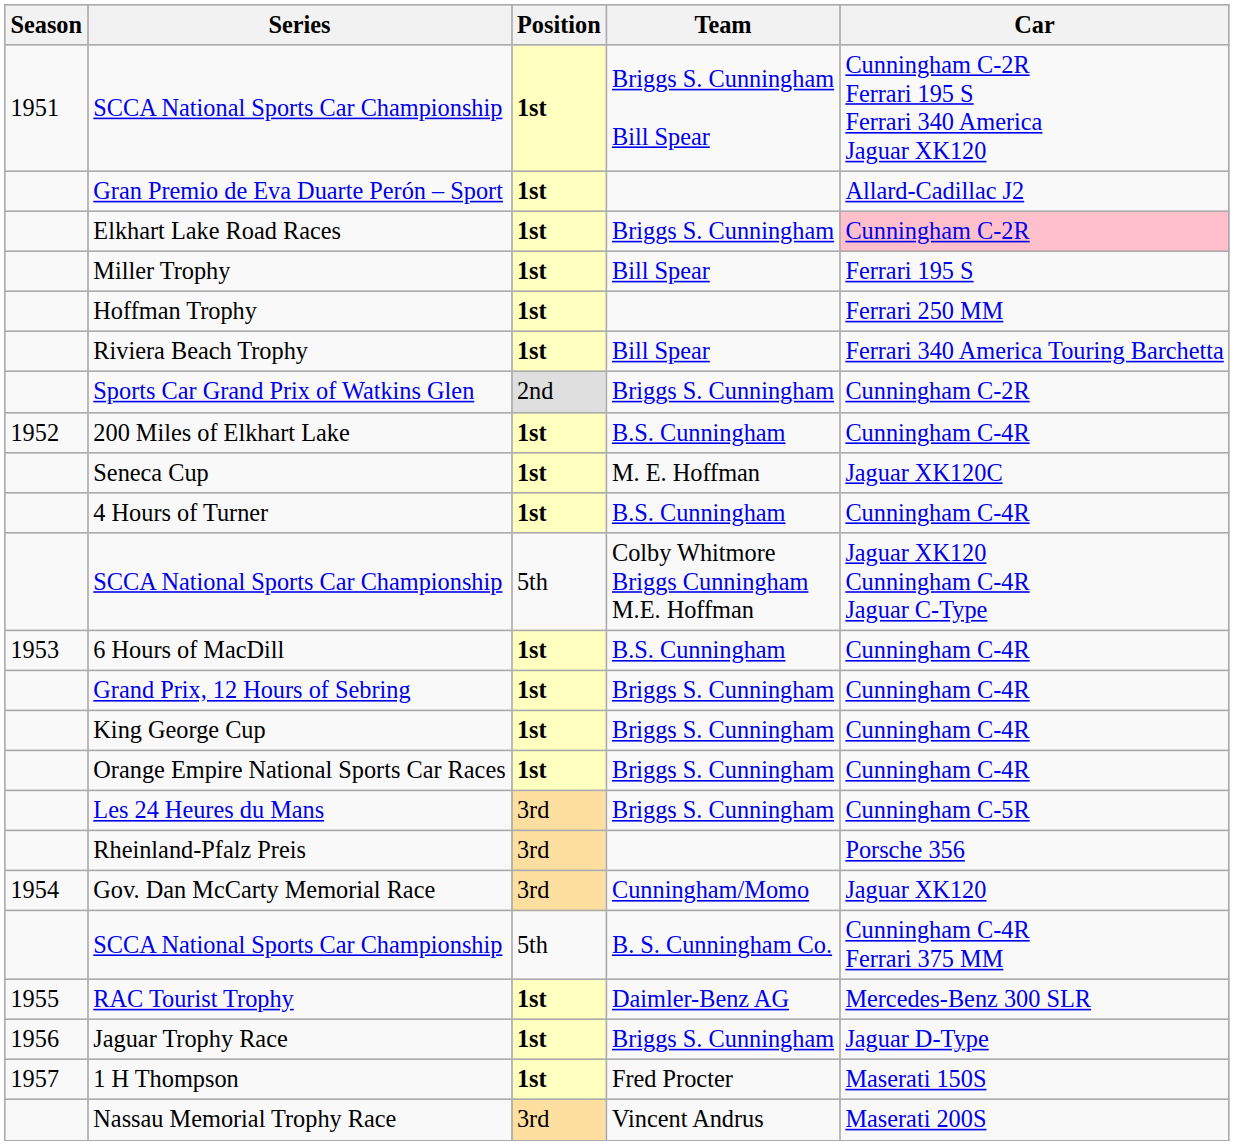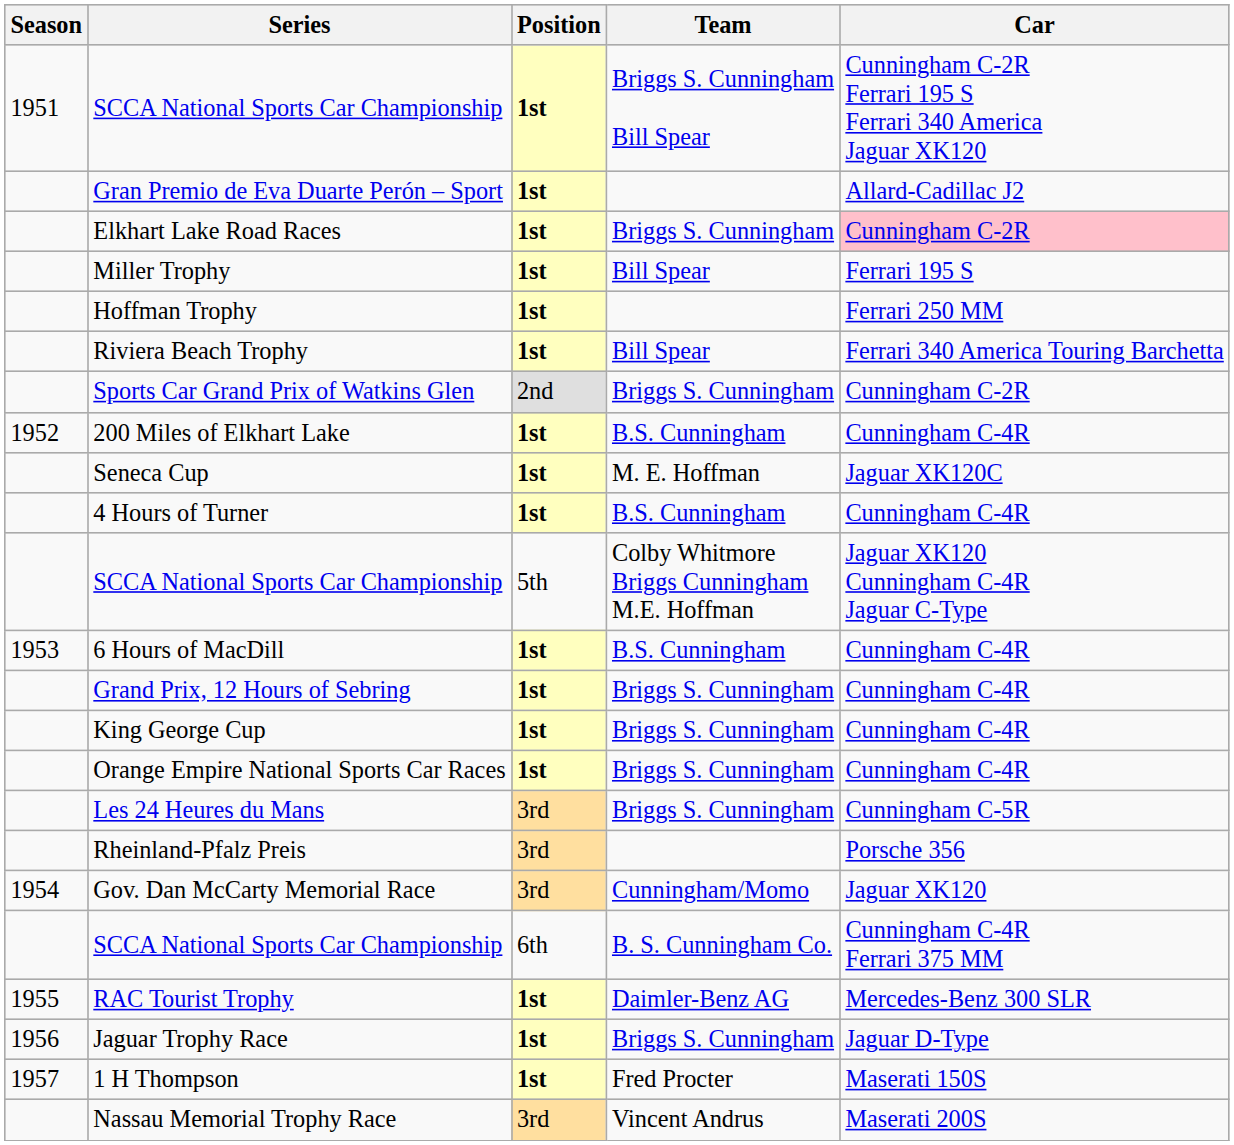(532, 945) 5th -> (532, 945) 6th
